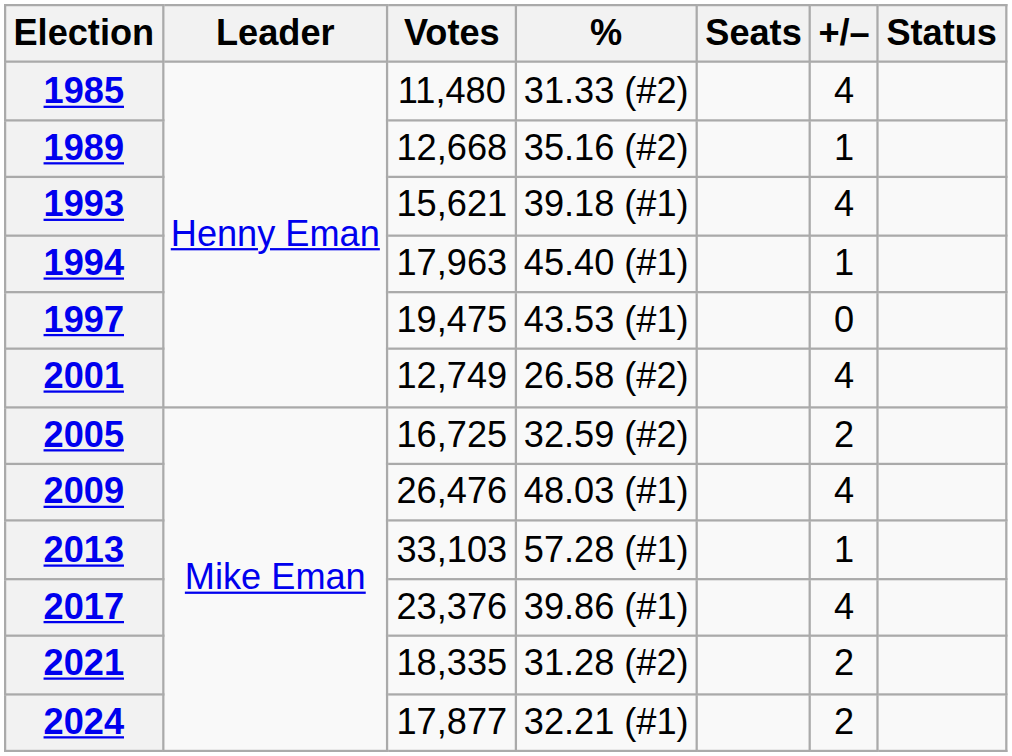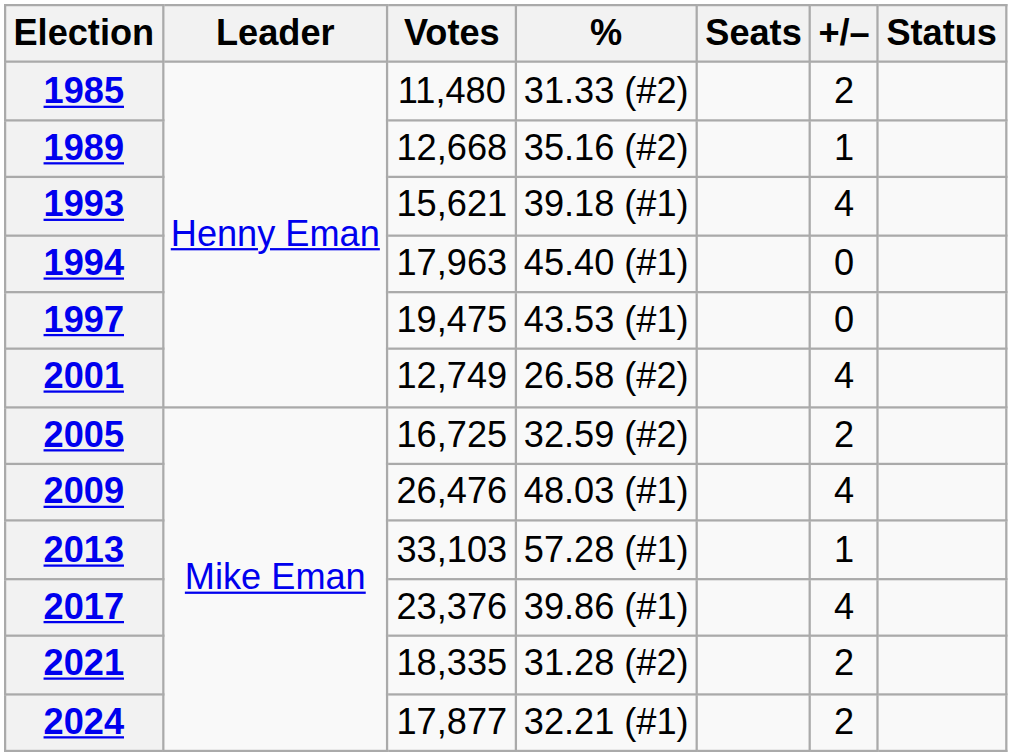(844, 90) 4 -> (844, 90) 2
(844, 262) 1 -> (844, 262) 0
